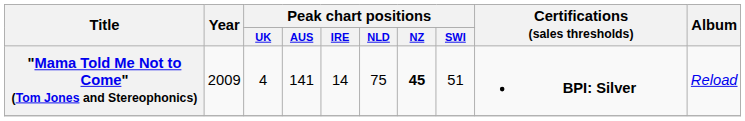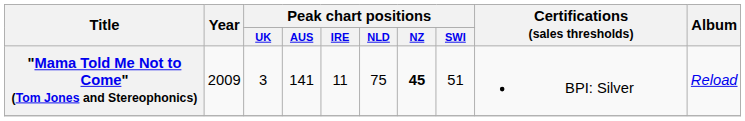(263, 80) 4 -> (263, 80) 3
(340, 80) 14 -> (340, 80) 11
(581, 89) bold -> (581, 89) normal
